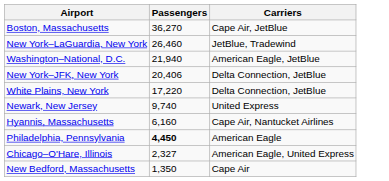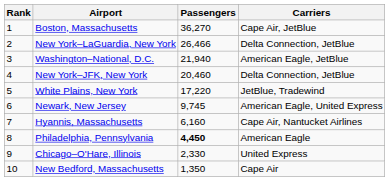+ column: (19, 12)
(167, 44) 26,460 -> (196, 44) 26,466
(254, 44) JetBlue, Tradewind -> (298, 44) Delta Connection, JetBlue
(167, 75) 20,406 -> (196, 75) 20,460
(269, 91) Delta Connection, JetBlue -> (282, 91) JetBlue, Tradewind
(164, 106) 9,740 -> (193, 106) 9,745
(245, 106) United Express -> (312, 106) American Eagle, United Express
(164, 153) 2,327 -> (193, 153) 2,330
(283, 153) American Eagle, United Express -> (274, 153) United Express
